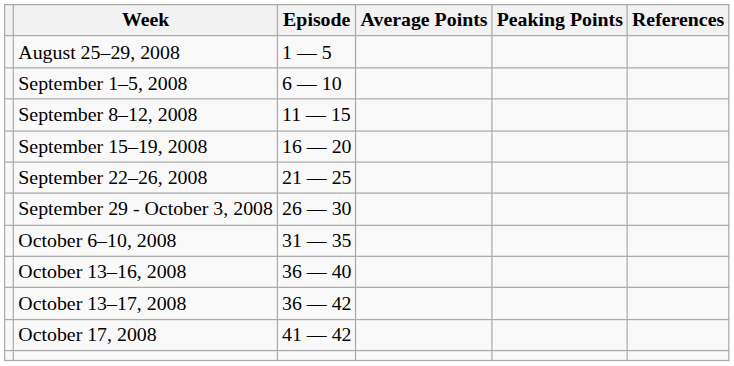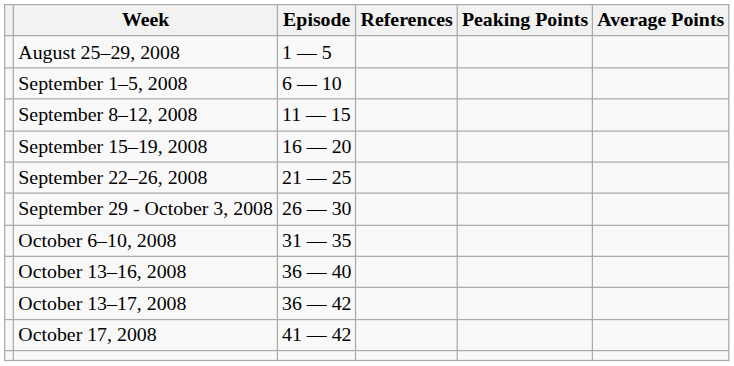columns swapped: (424, 20) <-> (678, 20)
